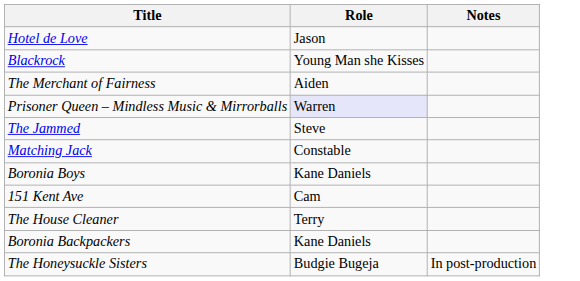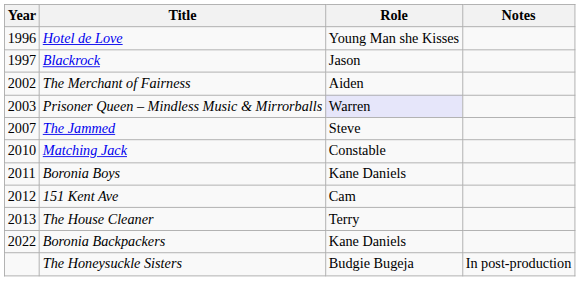+ column: (22, 15)
(310, 38) Jason -> (394, 38) Young Man she Kisses
(359, 60) Young Man she Kisses -> (345, 60) Jason
